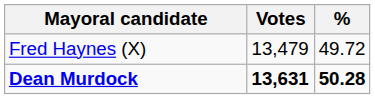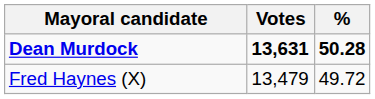rows swapped: (73, 78) <-> (78, 49)
